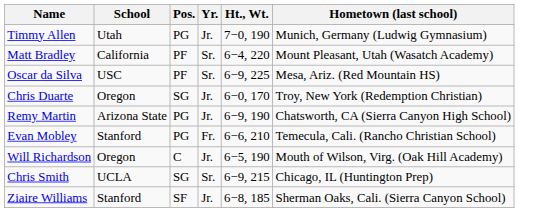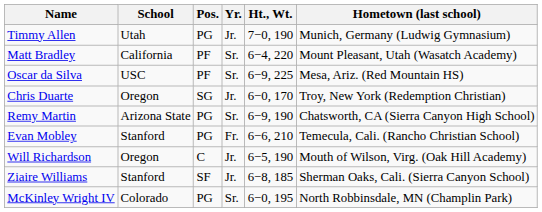(207, 116) Jr. -> (232, 116) Sr.
- row: (38, 177)
+ row: (61, 197)
